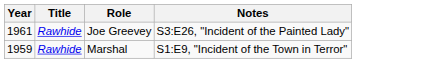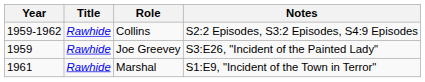+ row: (133, 31)
(20, 31) 1961 -> (20, 49) 1959
(20, 49) 1959 -> (20, 67) 1961
